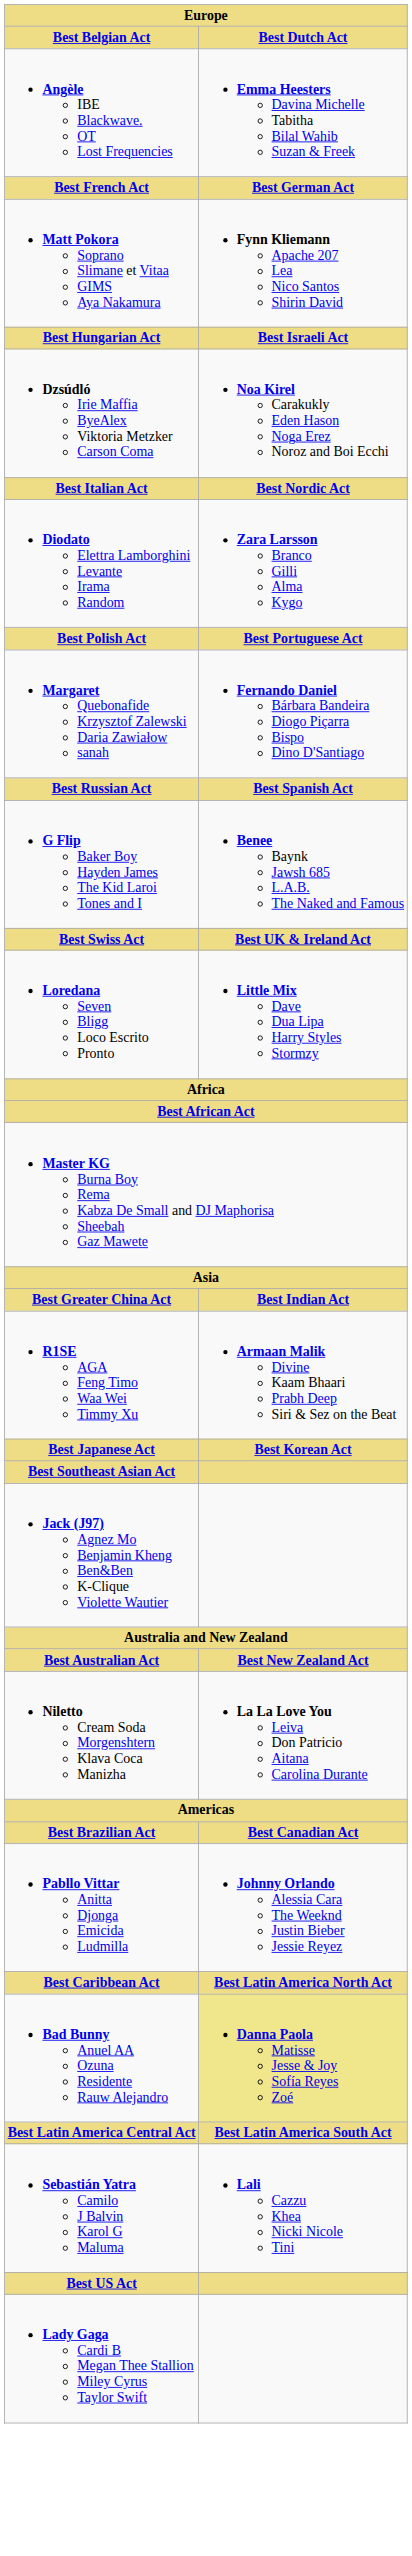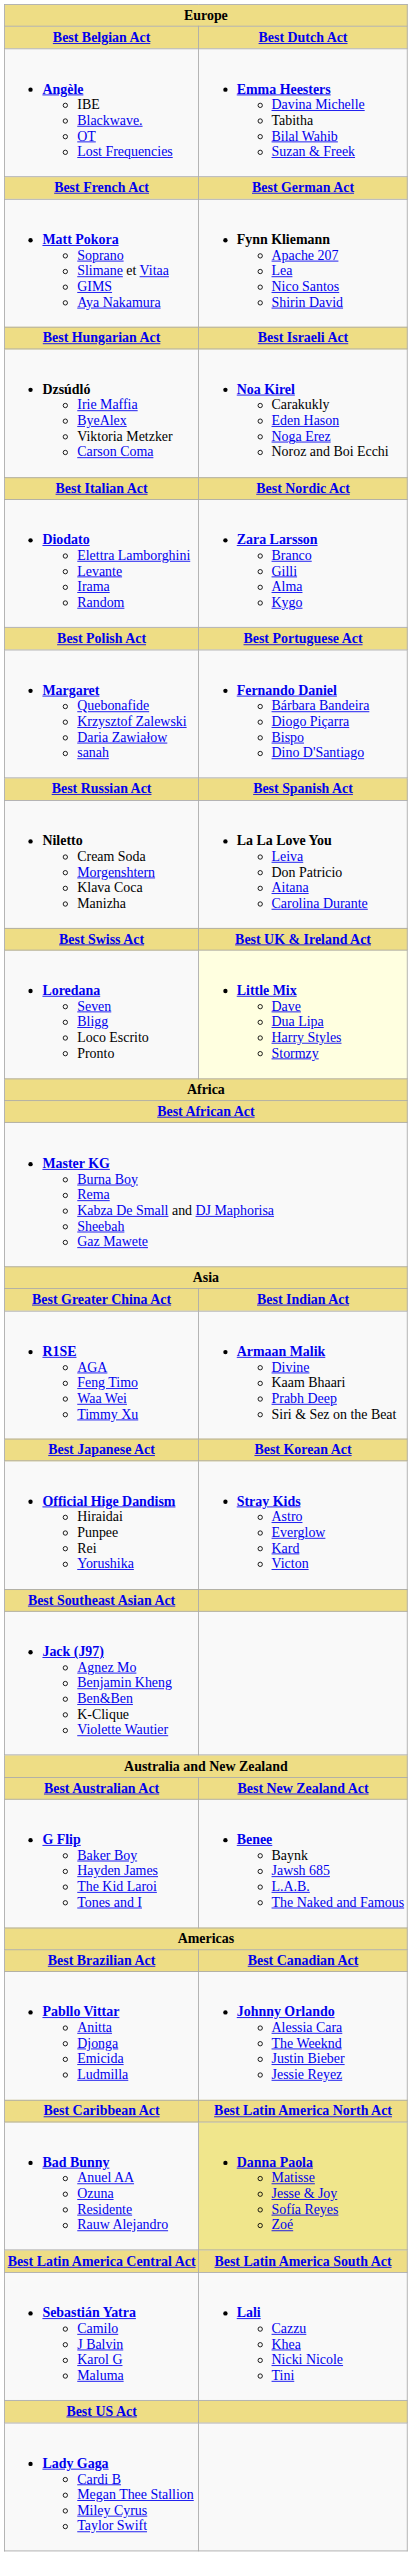rows swapped: (102, 1743) <-> (102, 872)
(303, 1022) no background -> (303, 1022) lightyellow background
+ row: (102, 1533)
